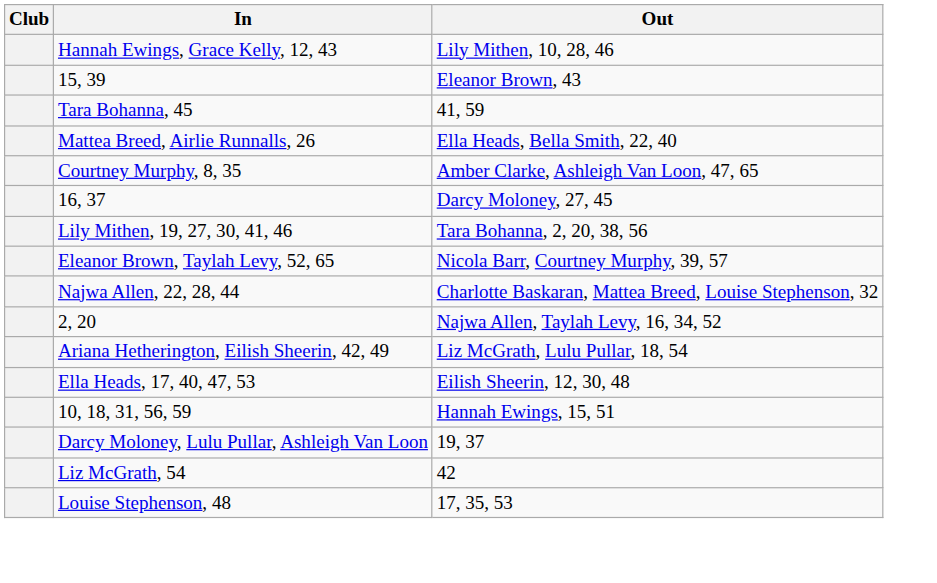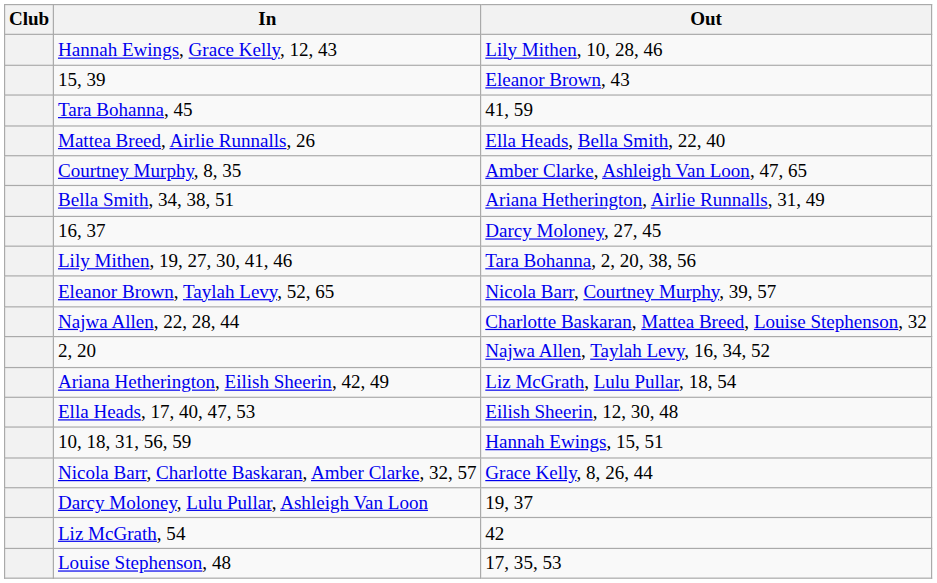+ row: (146, 200)
+ row: (267, 472)
